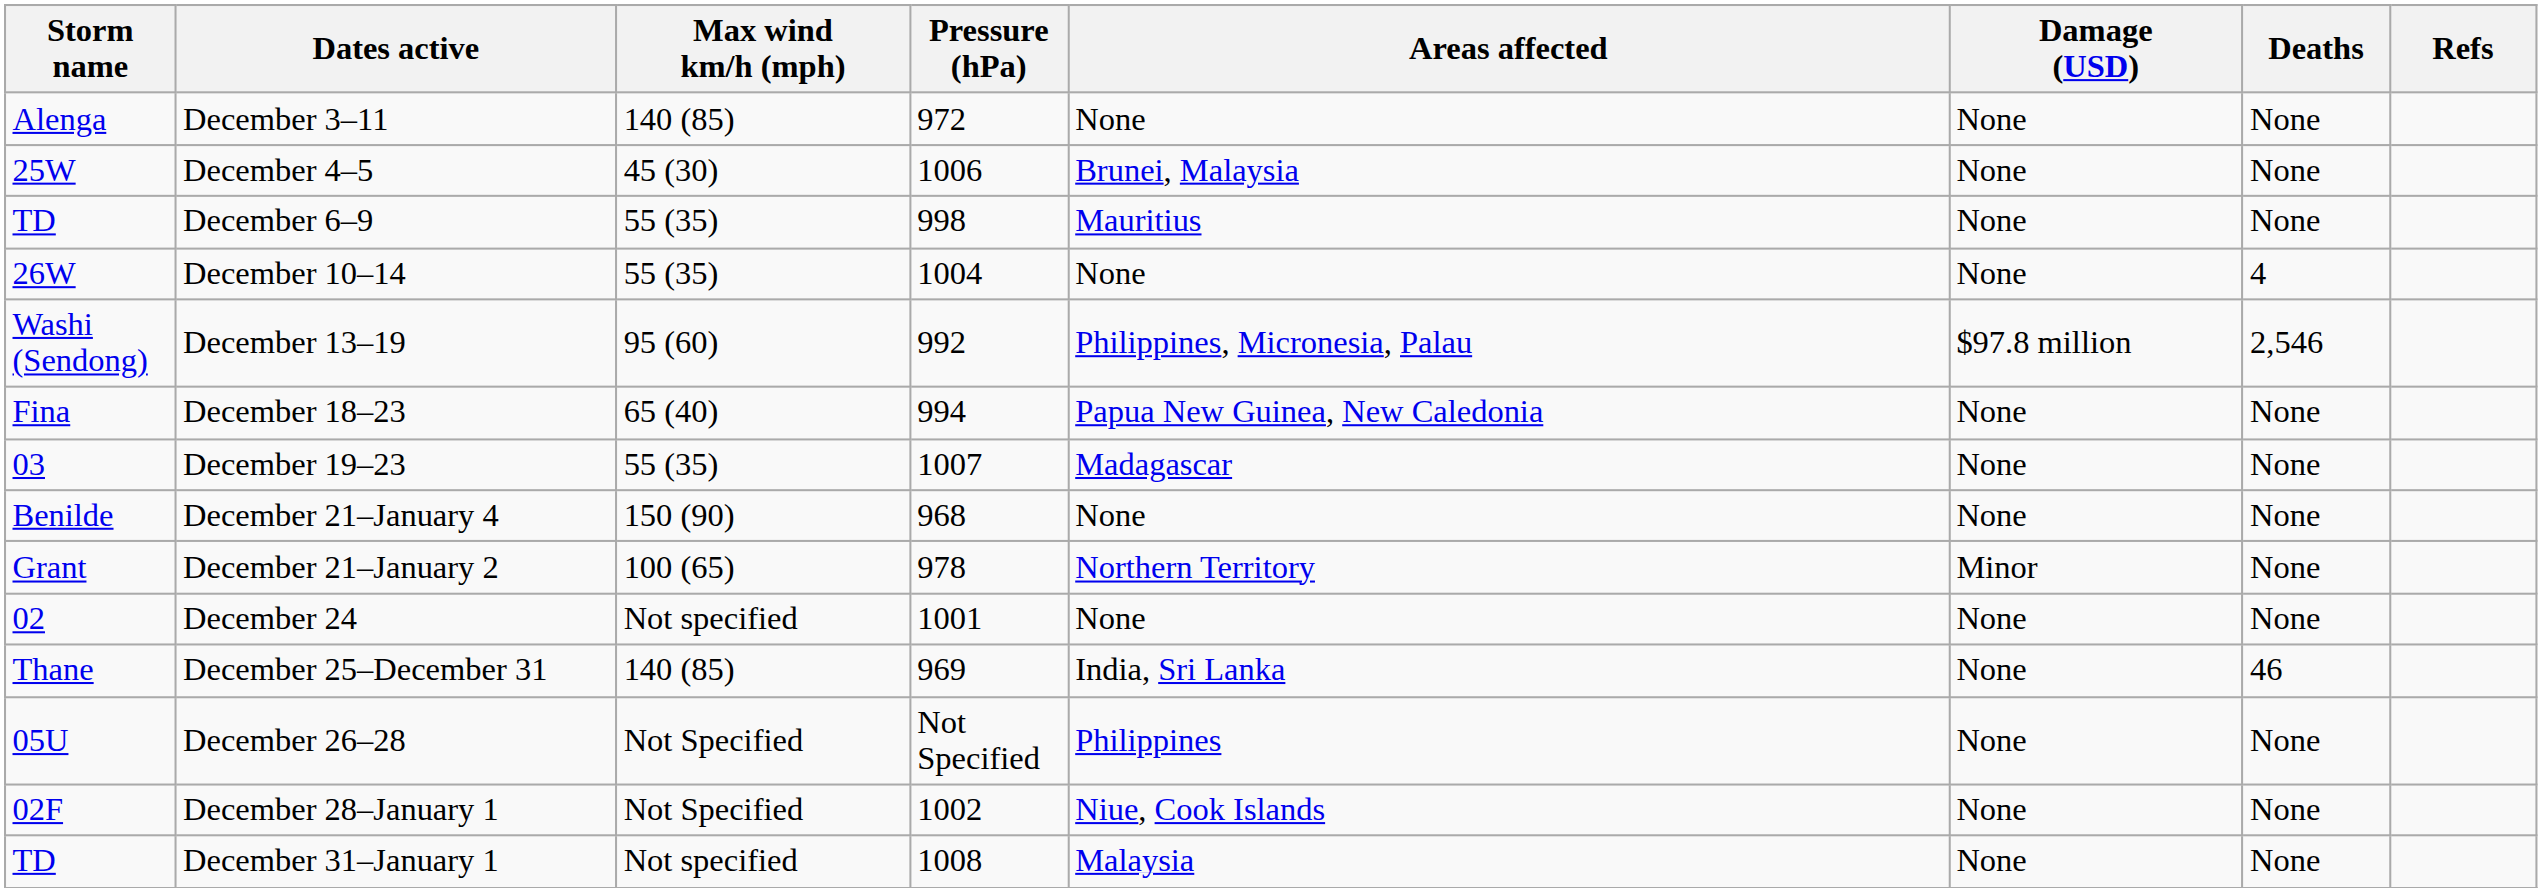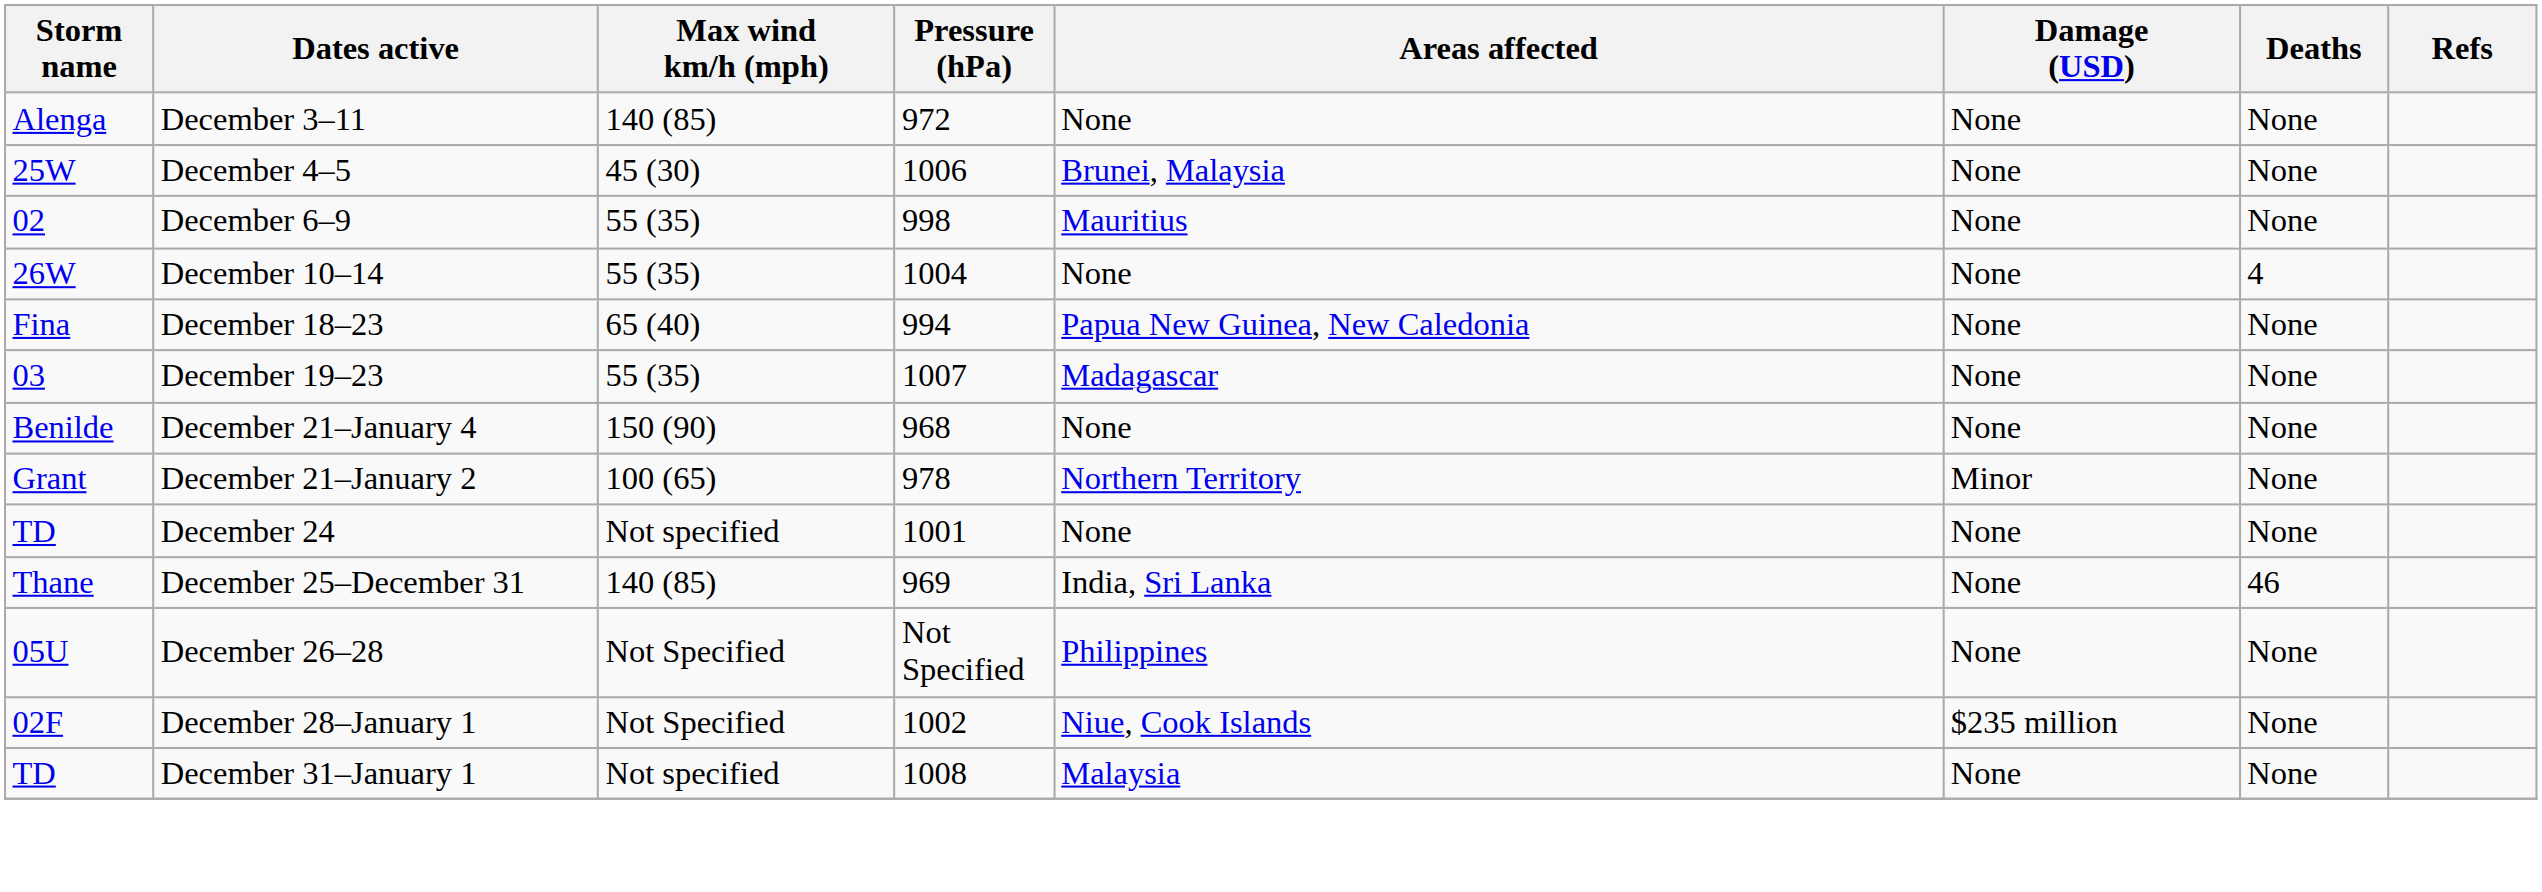(34, 221) TD -> (29, 221) 02
- row: (294, 342)
(29, 618) 02 -> (34, 530) TD
(1992, 809) None -> (2034, 721) $235 million
